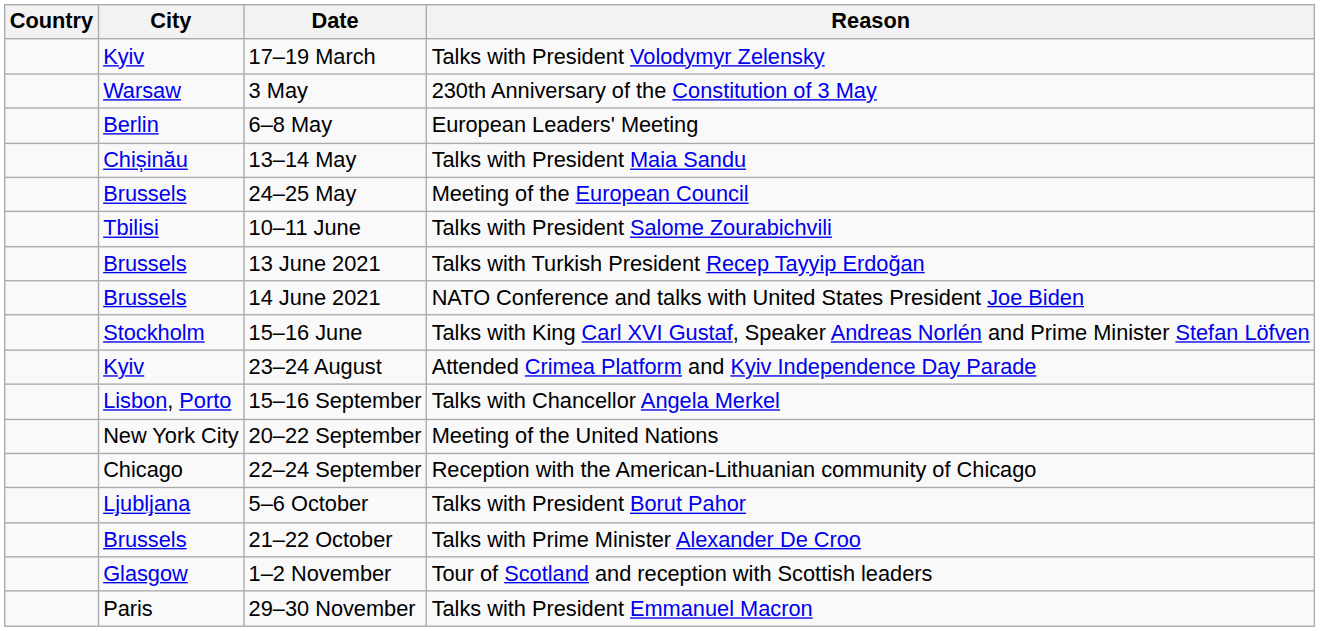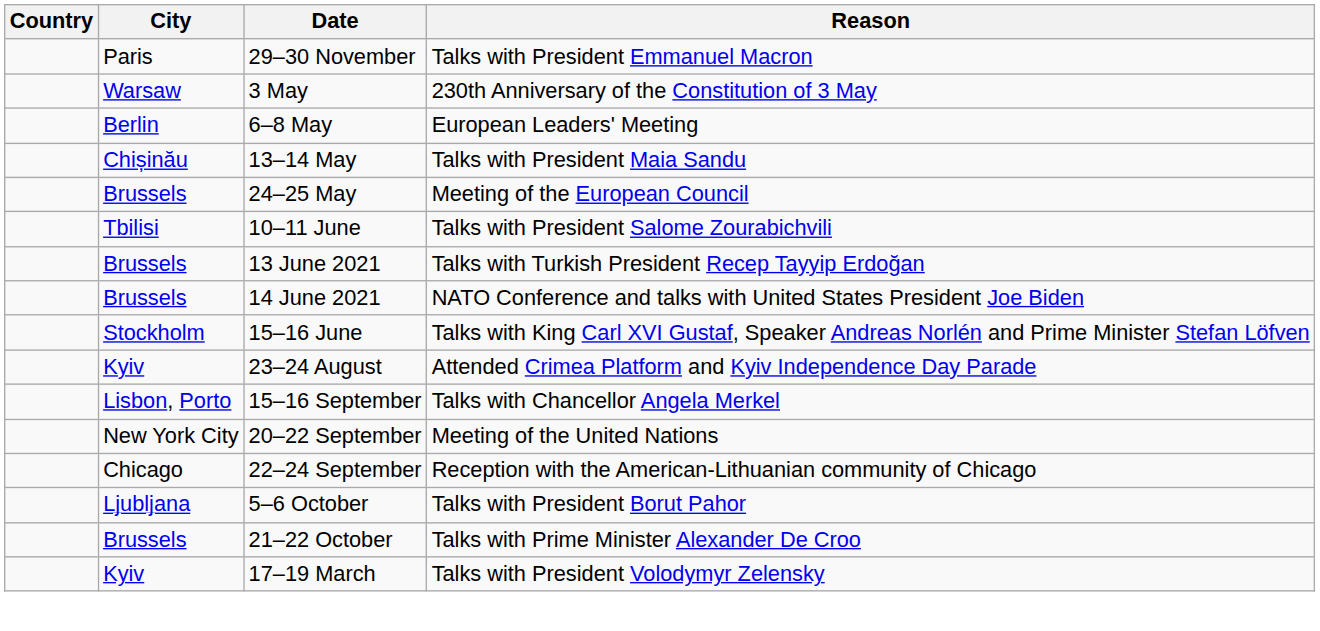rows swapped: (312, 56) <-> (332, 608)
- row: (320, 573)
